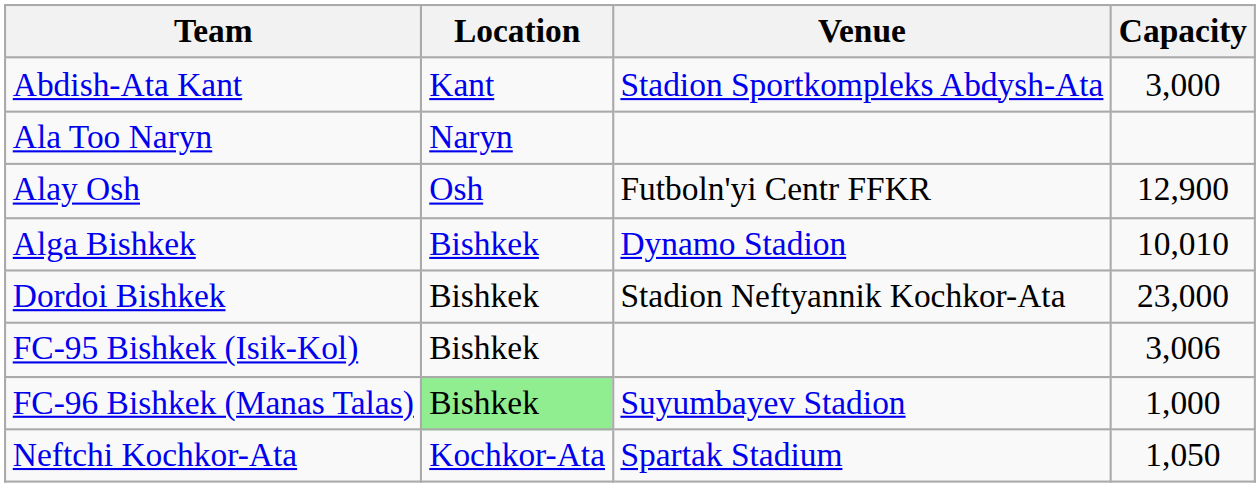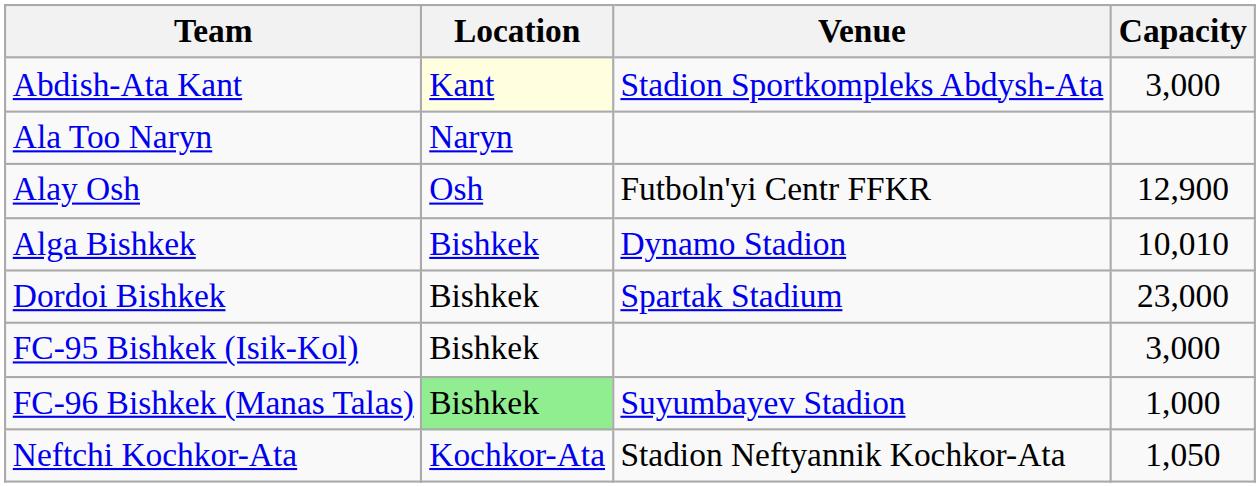(462, 84) no background -> (462, 84) lightyellow background
(843, 296) Stadion Neftyannik Kochkor-Ata -> (731, 296) Spartak Stadium
(1183, 349) 3,006 -> (1183, 349) 3,000
(731, 455) Spartak Stadium -> (843, 455) Stadion Neftyannik Kochkor-Ata
